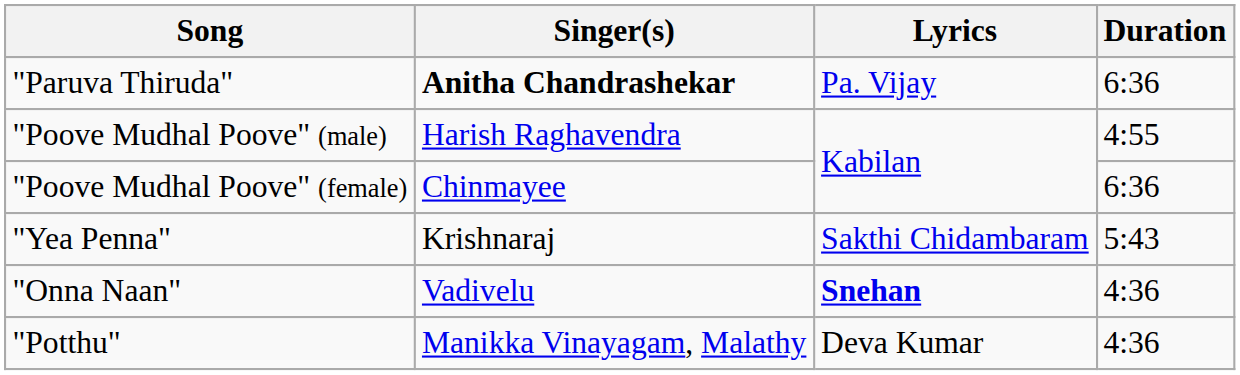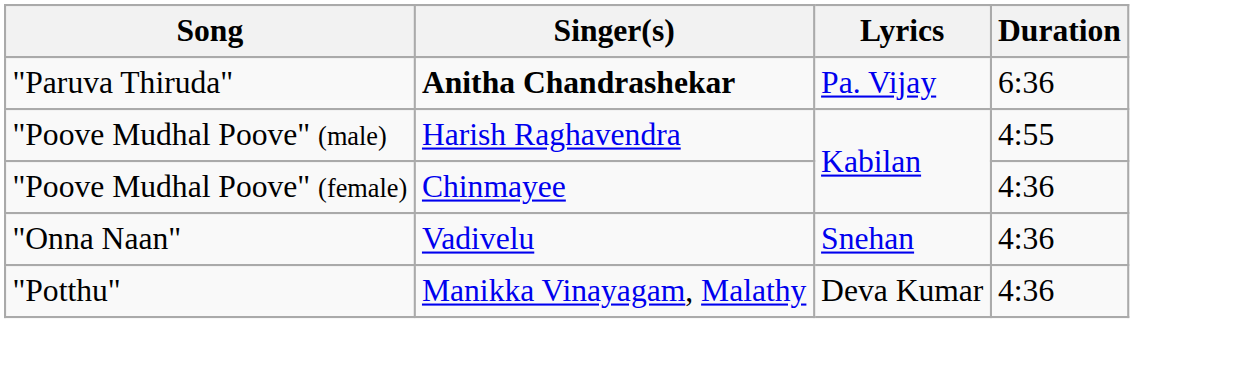(1131, 187) 6:36 -> (1026, 187) 4:36
- row: (92, 239)
(871, 291) bold -> (868, 239) normal
